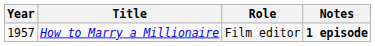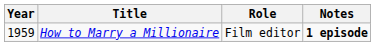(21, 32) 1957 -> (21, 32) 1959
